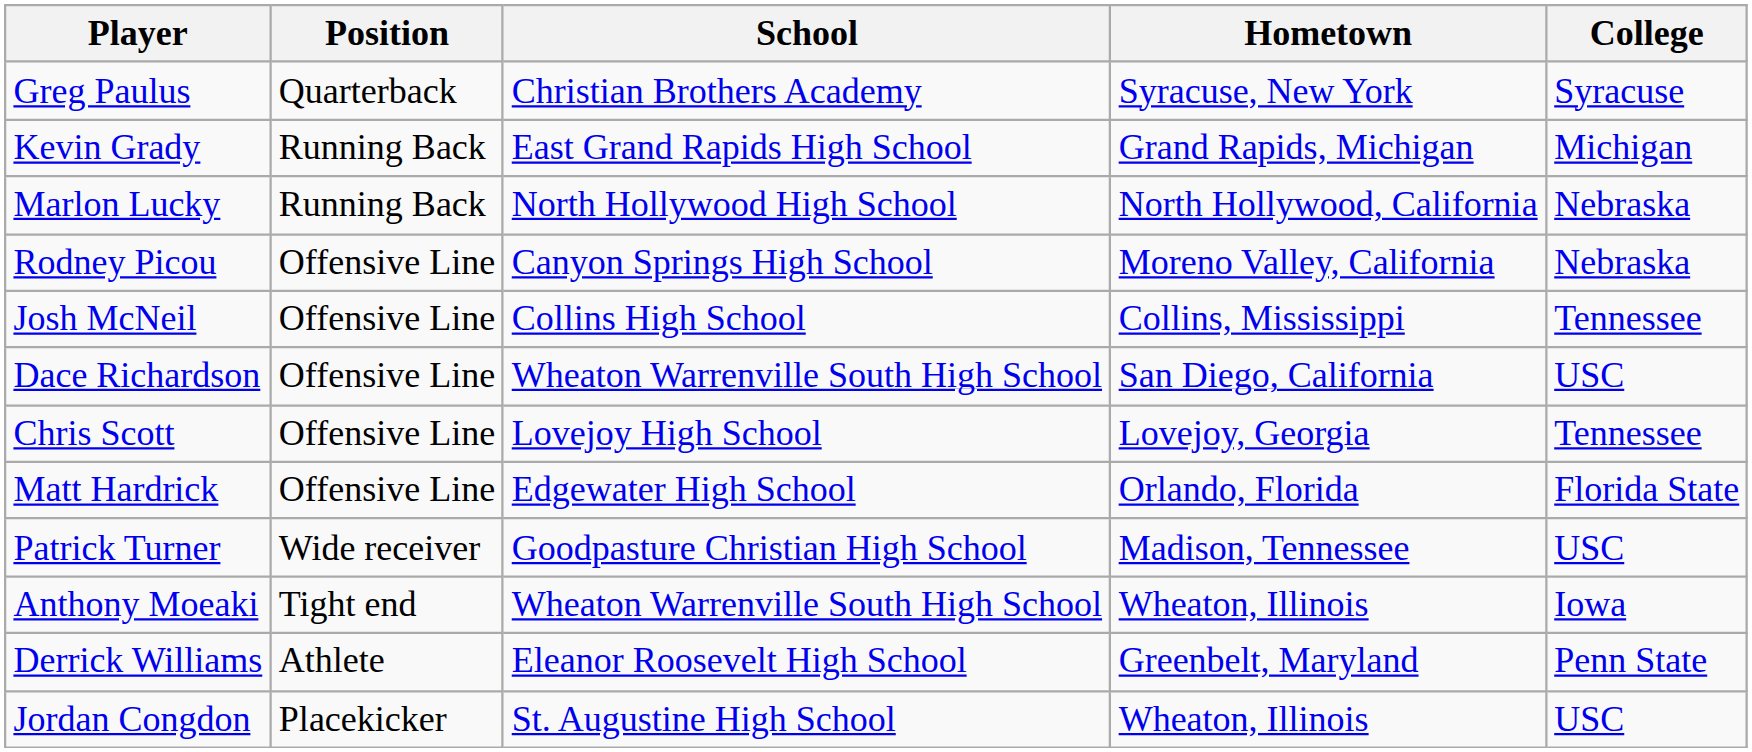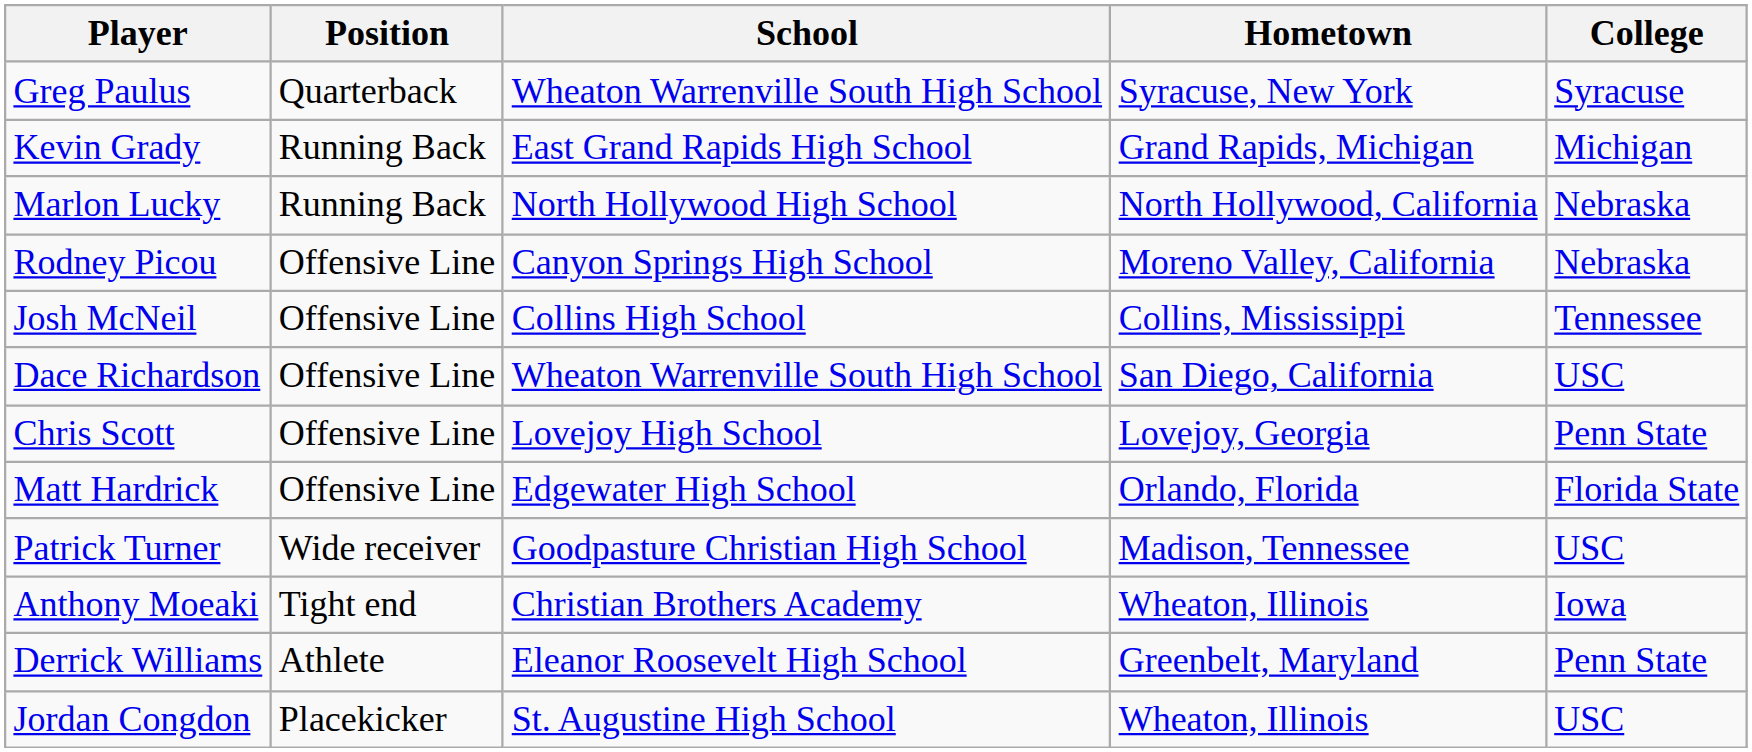(717, 90) Christian Brothers Academy -> (807, 90) Wheaton Warrenville South High School
(1628, 432) Tennessee -> (1631, 432) Penn State
(807, 603) Wheaton Warrenville South High School -> (717, 603) Christian Brothers Academy
